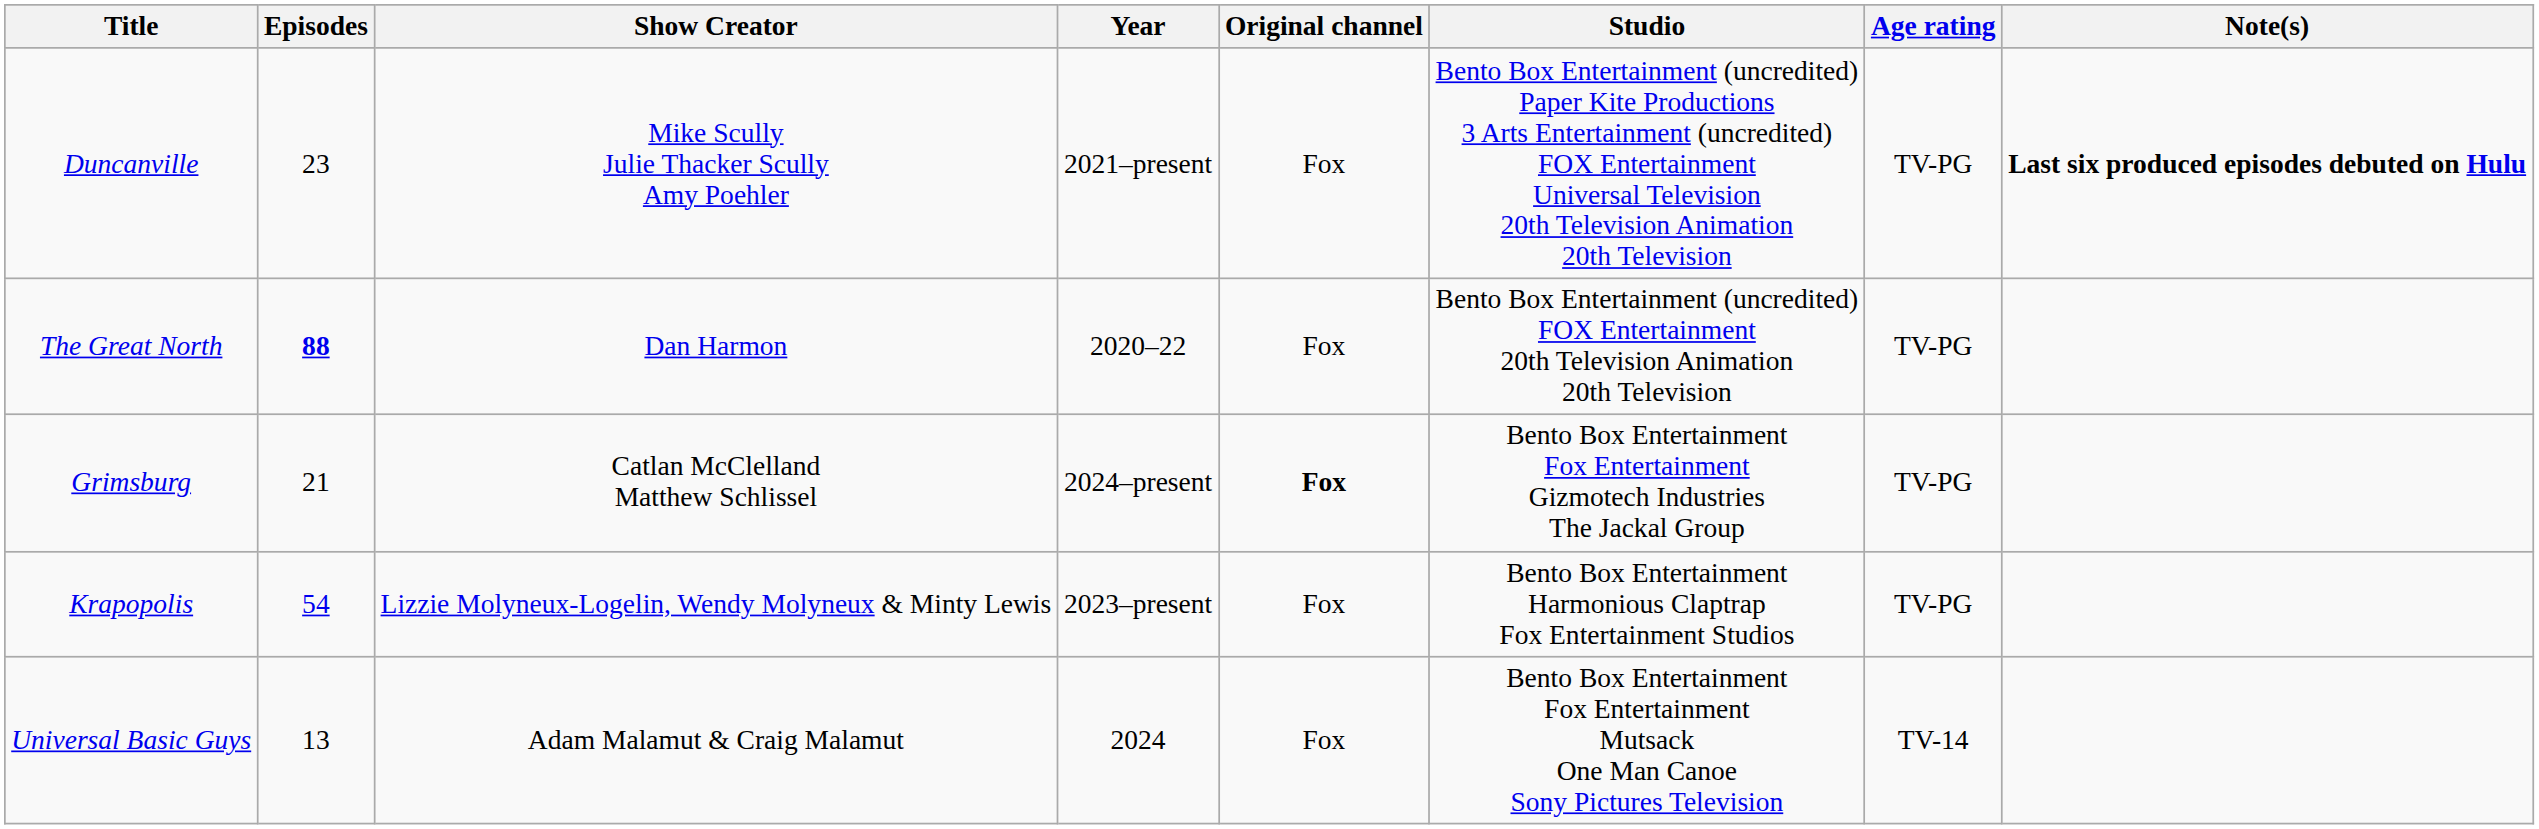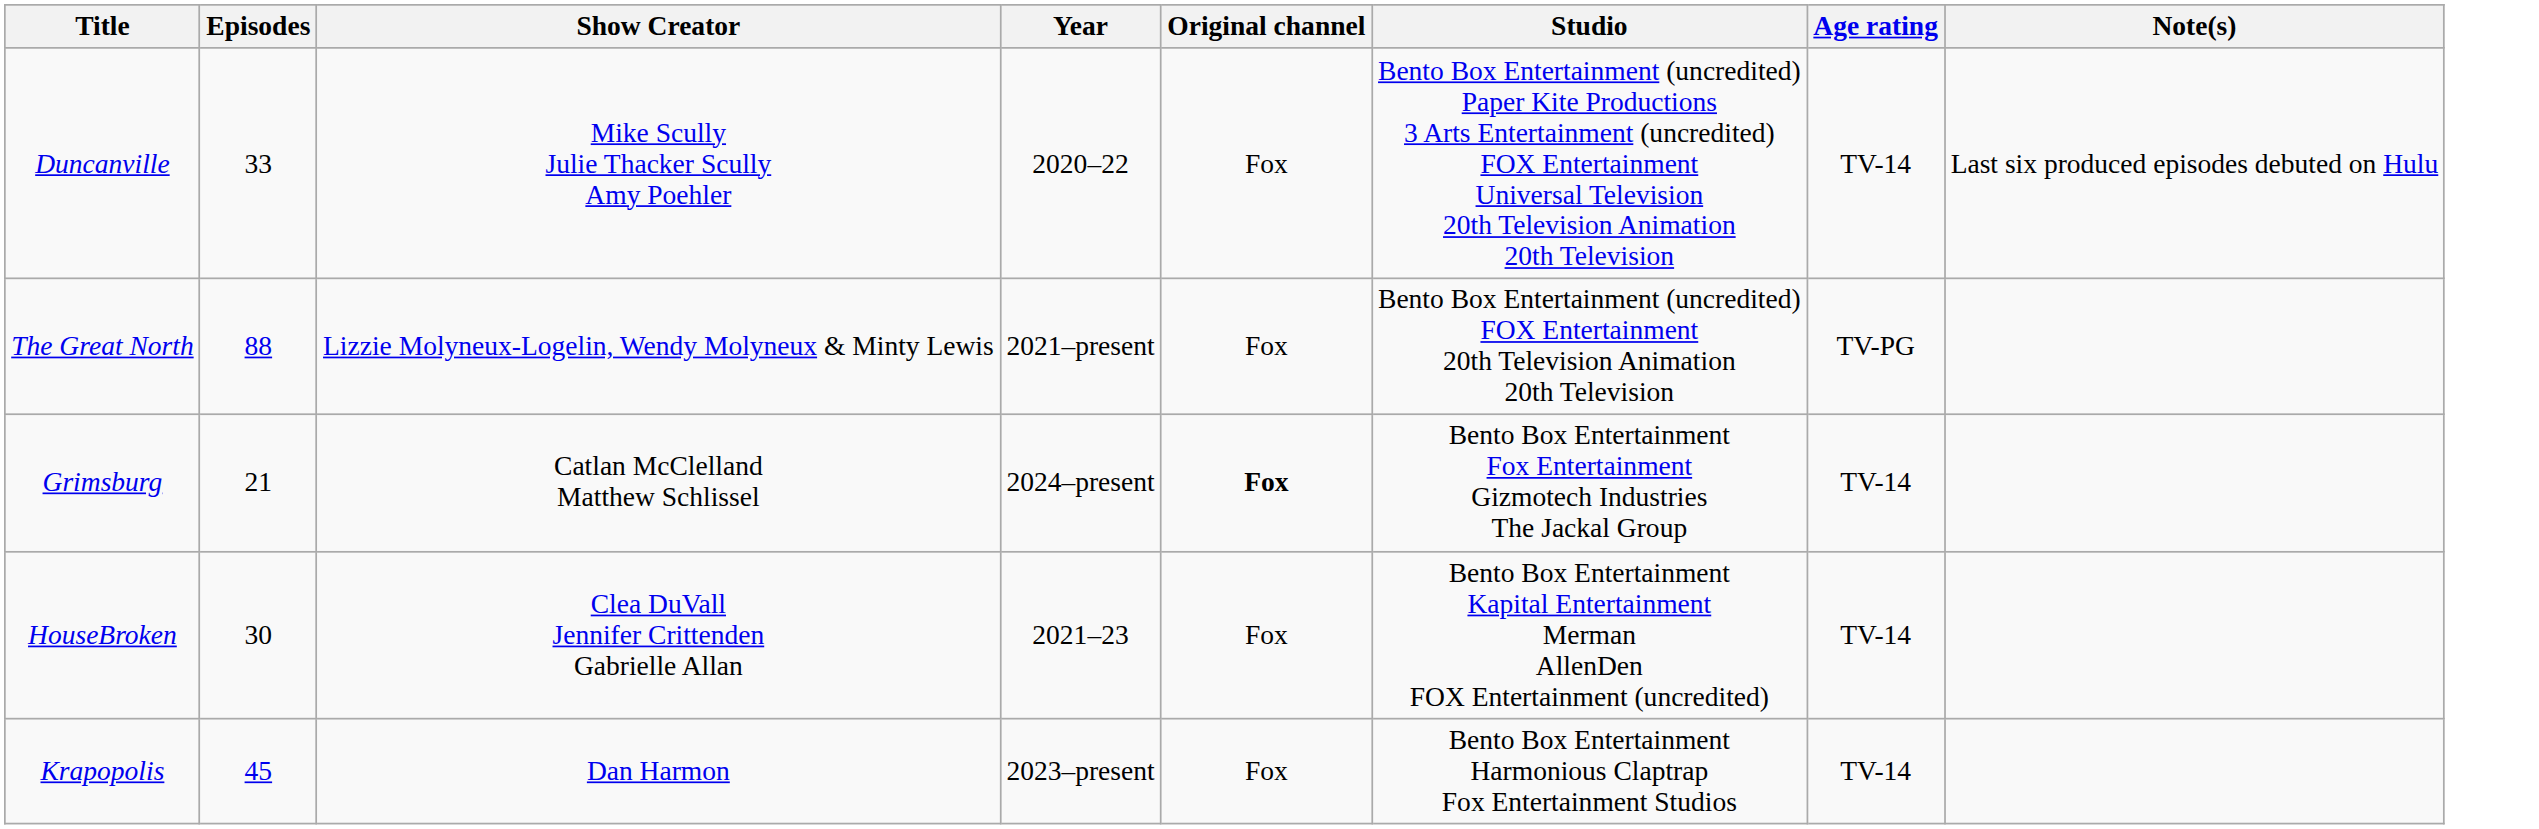(316, 162) 23 -> (258, 162) 33
(1138, 162) 2021–present -> (1081, 162) 2020–22
(1933, 162) TV-PG -> (1876, 162) TV-14
(2267, 162) bold -> (2194, 162) normal
(316, 345) bold -> (258, 345) normal
(716, 345) Dan Harmon -> (658, 345) Lizzie Molyneux-Logelin, Wendy Molyneux & Minty Lewis
(1138, 345) 2020–22 -> (1081, 345) 2021–present
(1933, 482) TV-PG -> (1876, 482) TV-14
+ row: (102, 634)
(316, 603) 54 -> (258, 770) 45
(716, 603) Lizzie Molyneux-Logelin, Wendy Molyneux & Minty Lewis -> (658, 770) Dan Harmon
(1933, 603) TV-PG -> (1876, 770) TV-14
- row: (131, 739)
